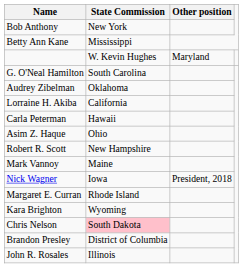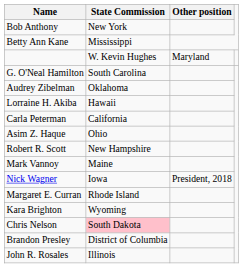(108, 103) California -> (102, 103) Hawaii
(102, 118) Hawaii -> (108, 118) California
